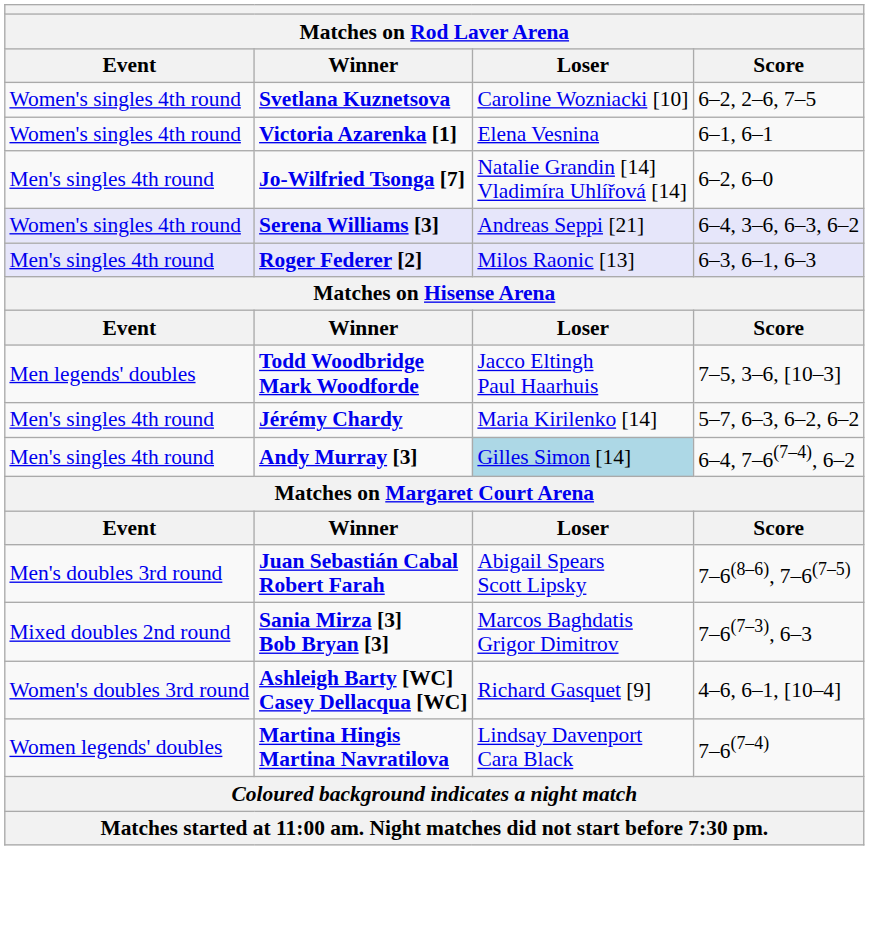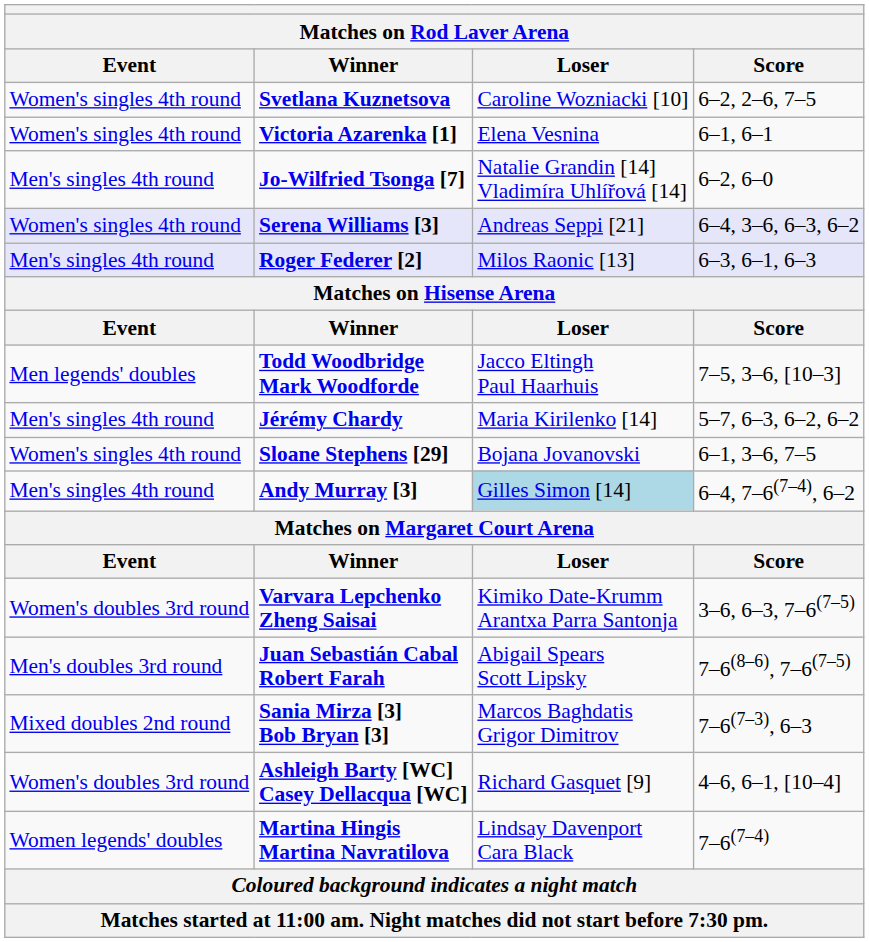+ row: (354, 453)
+ row: (350, 607)
